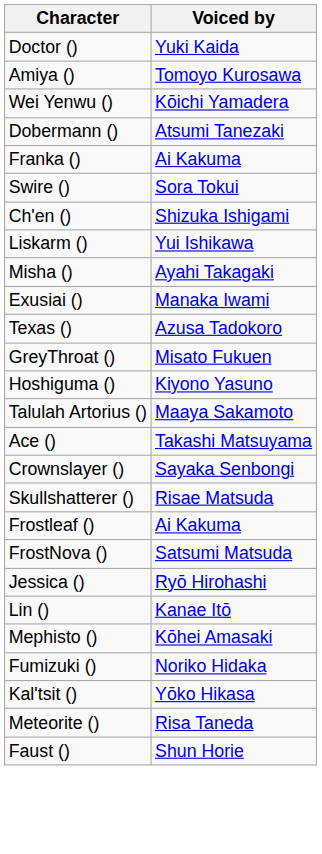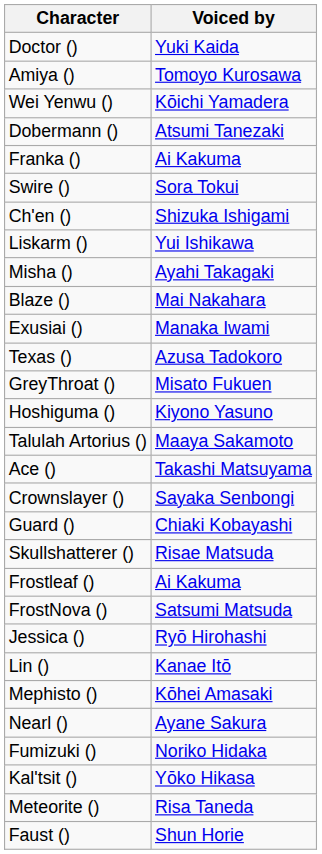+ row: (39, 300)
+ row: (42, 525)
+ row: (38, 722)
